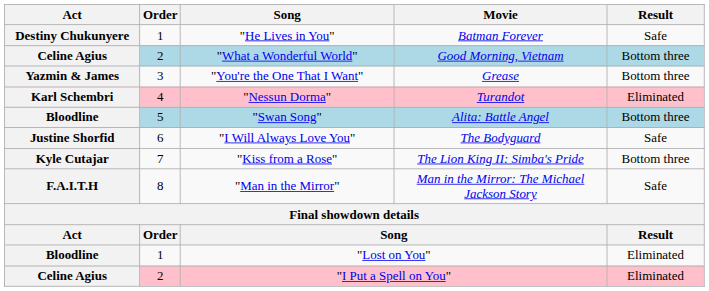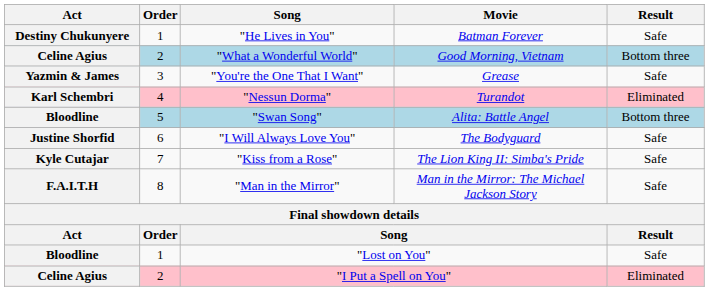(656, 76) Bottom three -> (656, 76) Safe
(656, 158) Bottom three -> (656, 158) Safe
(656, 255) Eliminated -> (656, 255) Safe
